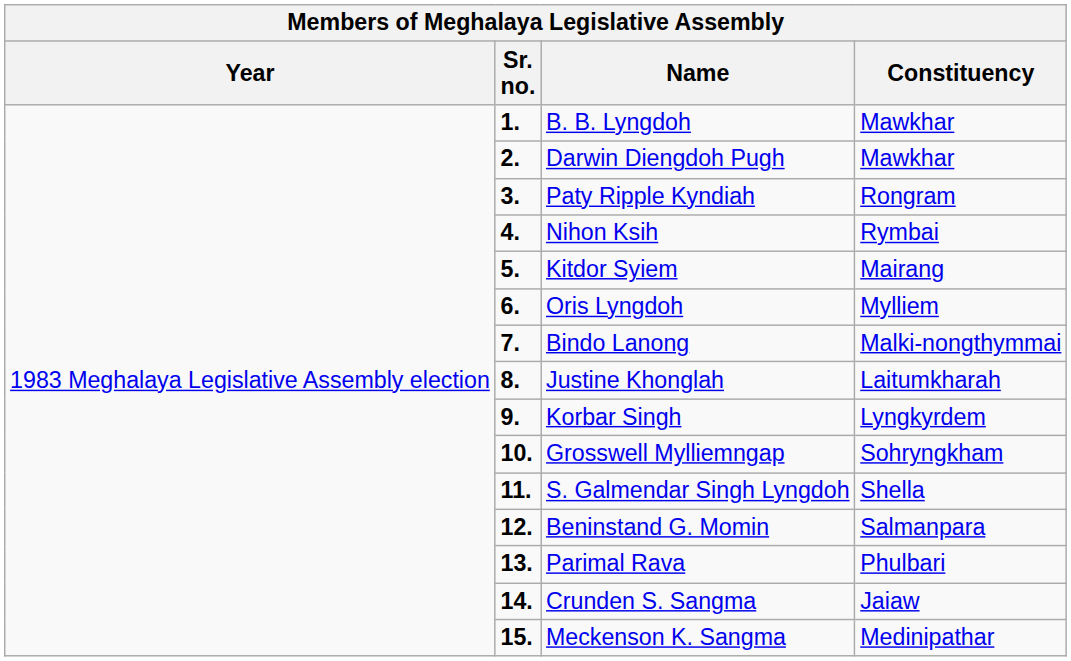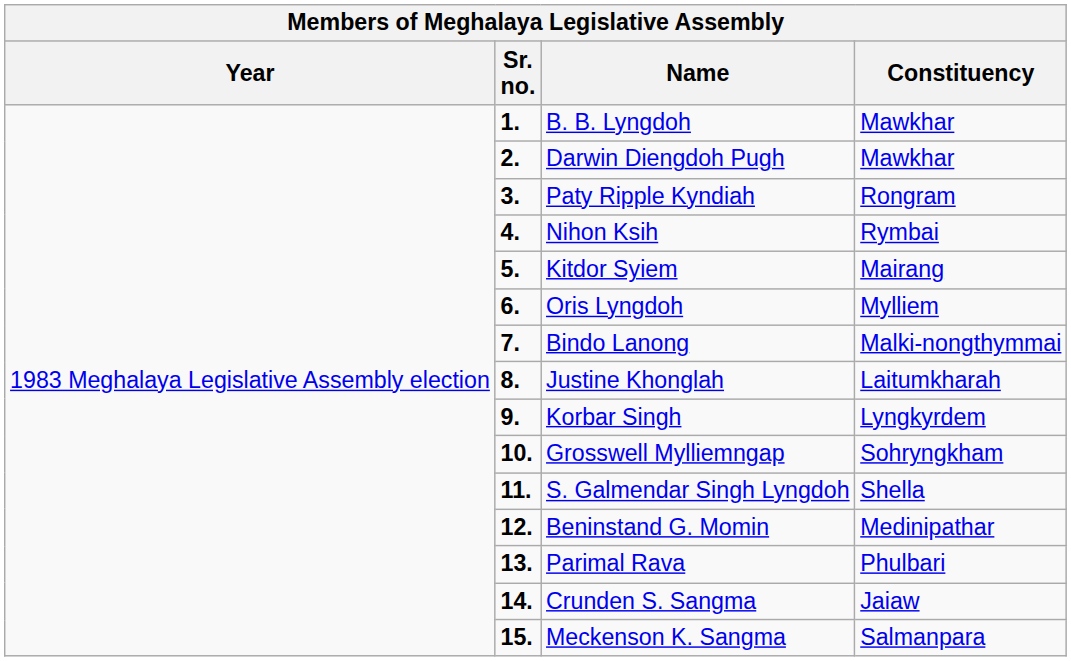(923, 527) Salmanpara -> (927, 527) Medinipathar
(927, 637) Medinipathar -> (923, 637) Salmanpara
